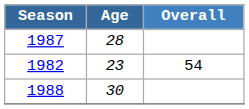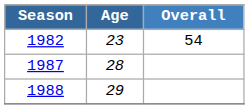rows swapped: (45, 67) <-> (45, 42)
(115, 91) 30 -> (115, 91) 29
